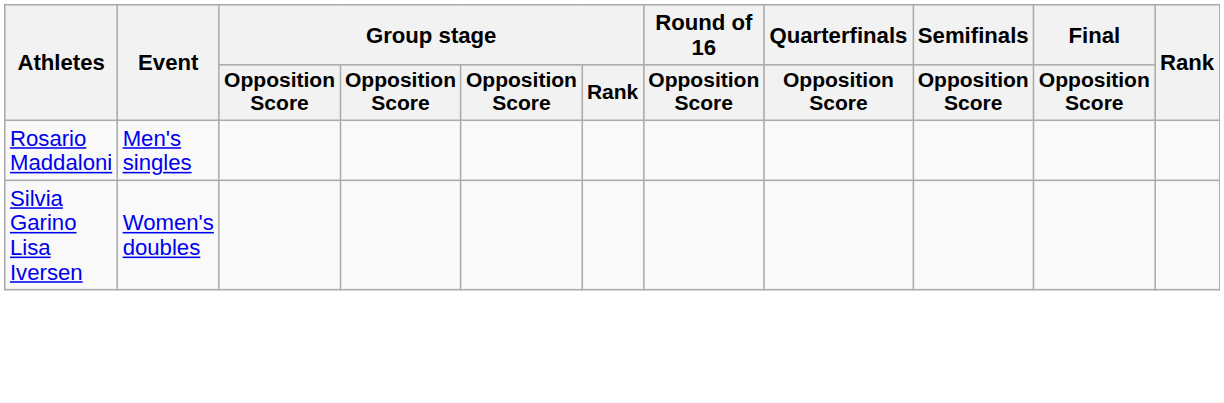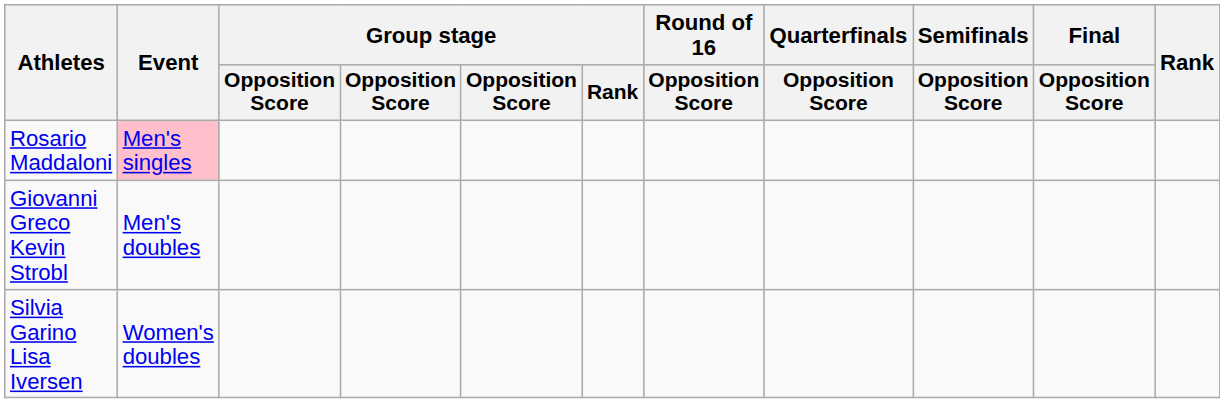(157, 151) no background -> (157, 151) pink background
+ row: (54, 235)
